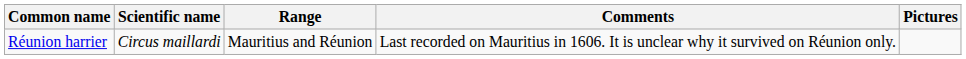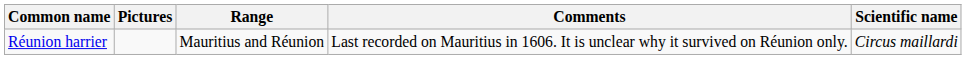columns swapped: (169, 16) <-> (931, 16)
